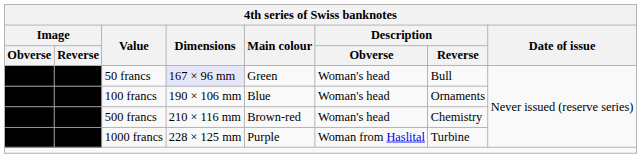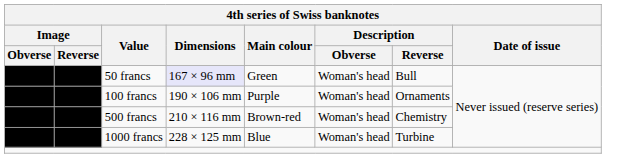(259, 96) Blue -> (263, 96) Purple
(263, 137) Purple -> (259, 137) Blue
(371, 137) Woman from Haslital -> (354, 137) Woman's head
